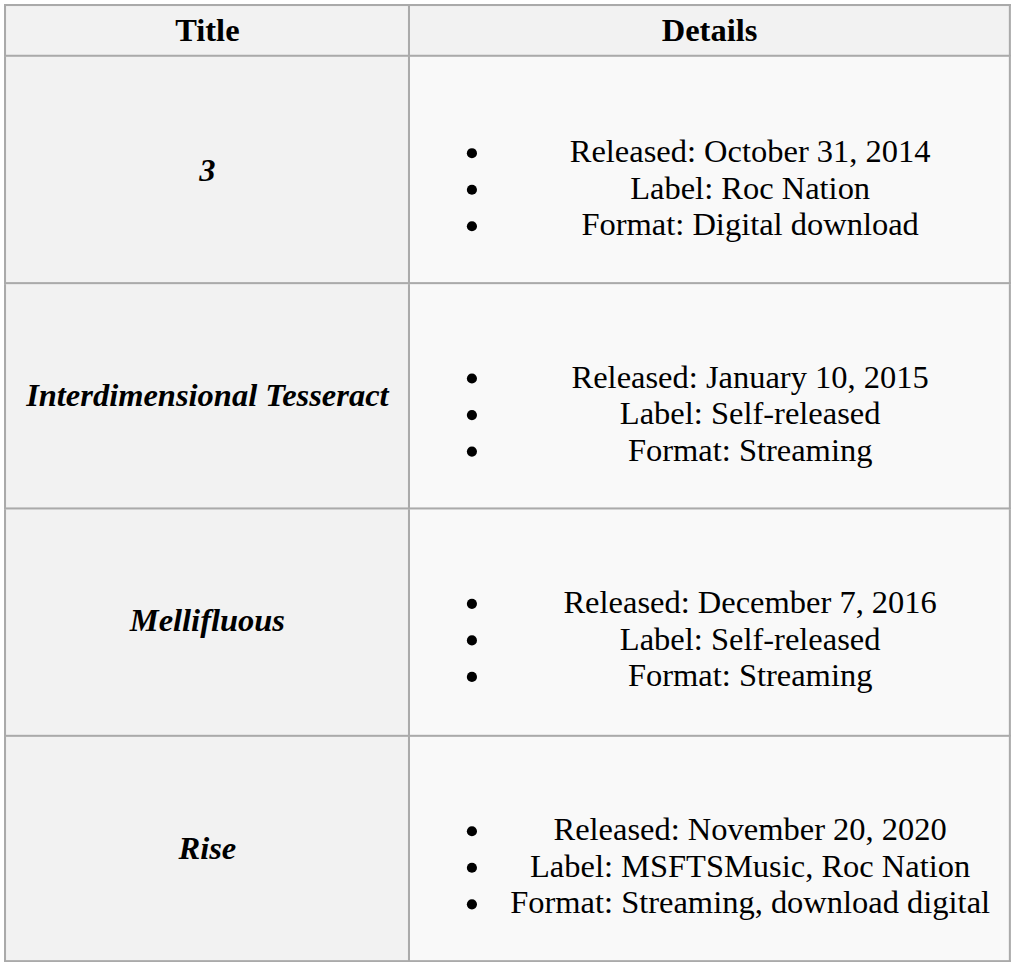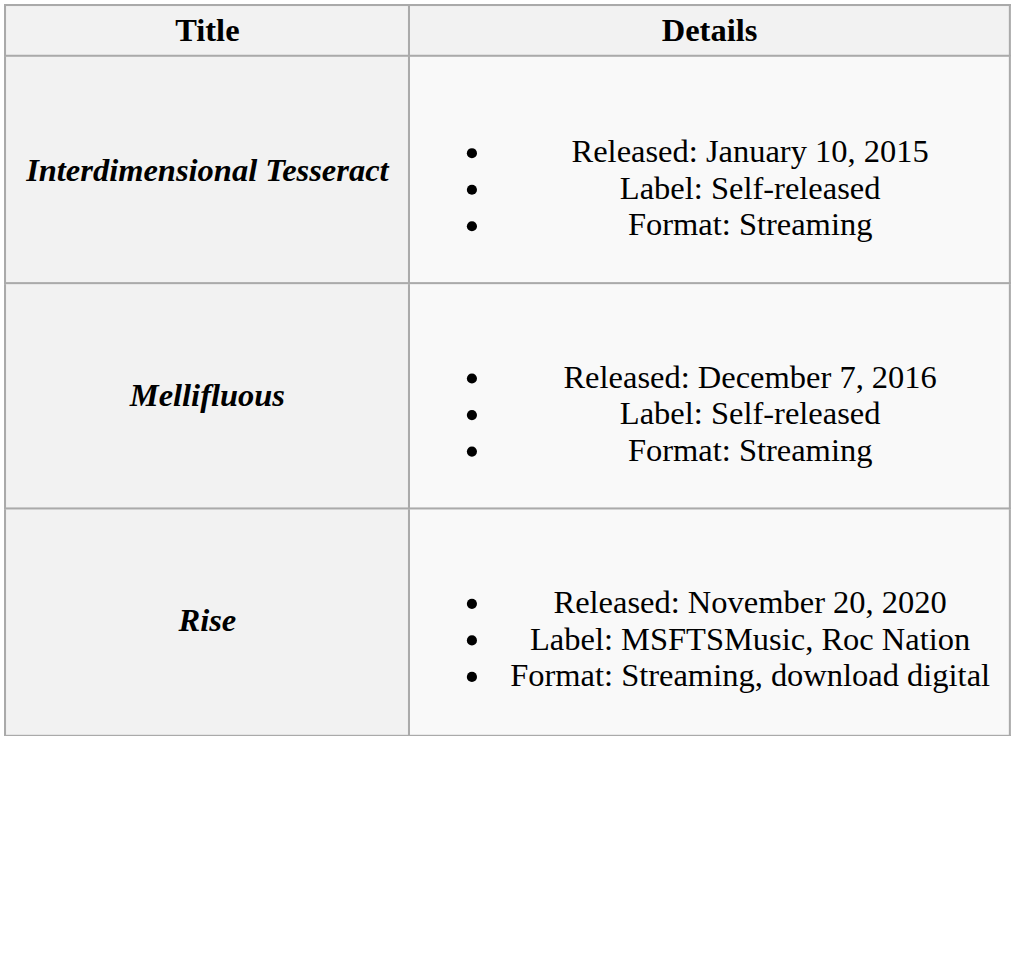- row: (207, 169)
